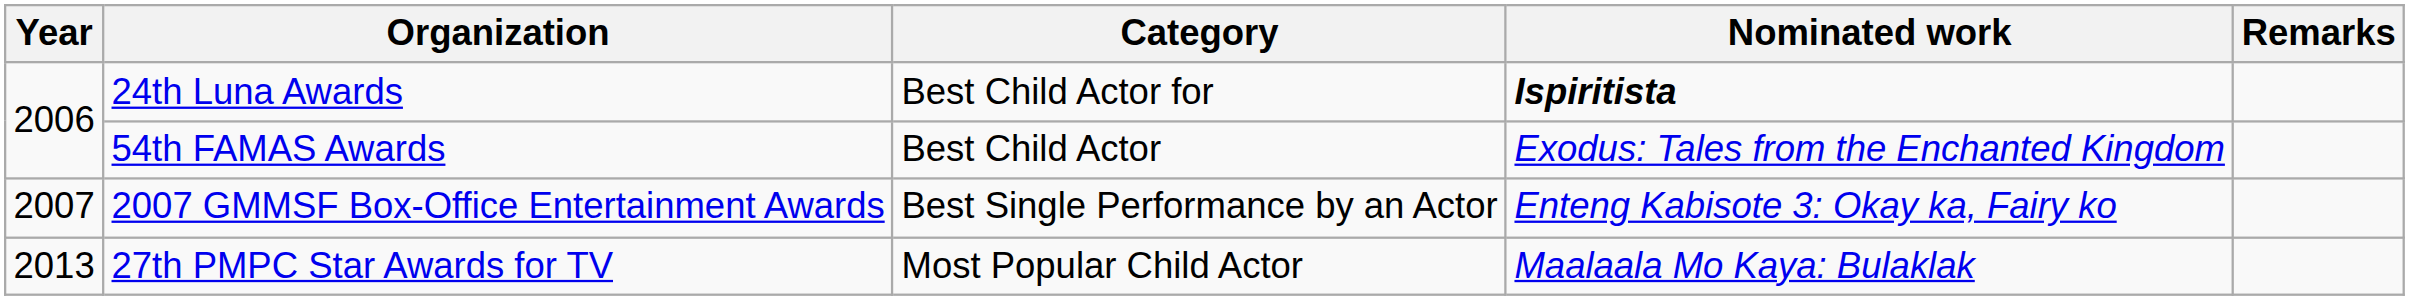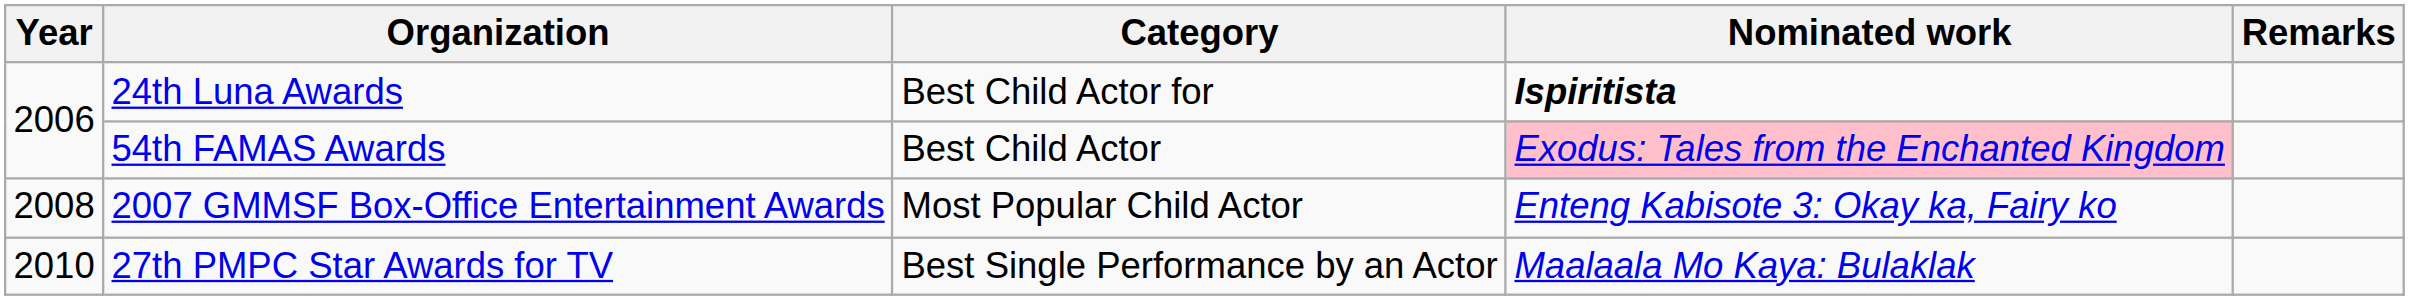(1870, 149) no background -> (1870, 149) pink background
(54, 206) 2007 -> (54, 206) 2008
(1200, 206) Best Single Performance by an Actor -> (1102, 206) Most Popular Child Actor
(54, 264) 2013 -> (54, 264) 2010
(1102, 264) Most Popular Child Actor -> (1200, 264) Best Single Performance by an Actor
